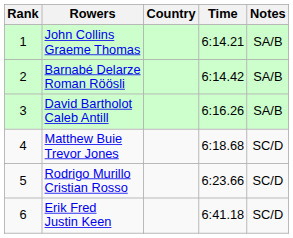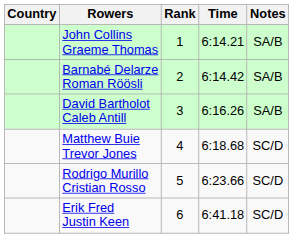columns swapped: (23, 14) <-> (171, 14)
